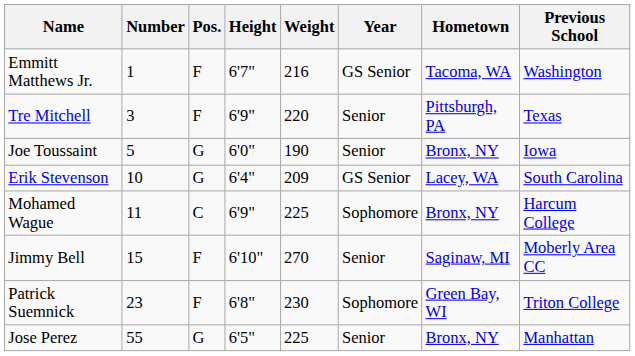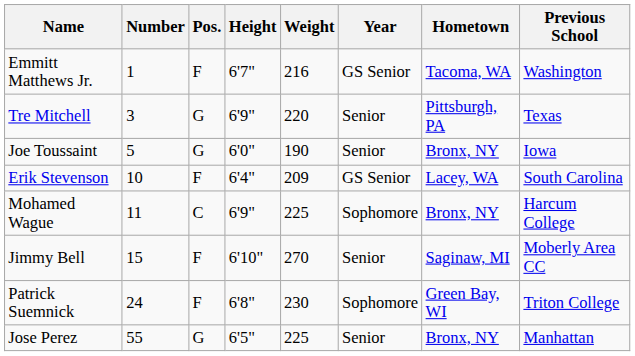(197, 116) F -> (198, 116) G
(198, 177) G -> (197, 177) F
(134, 302) 23 -> (134, 302) 24
